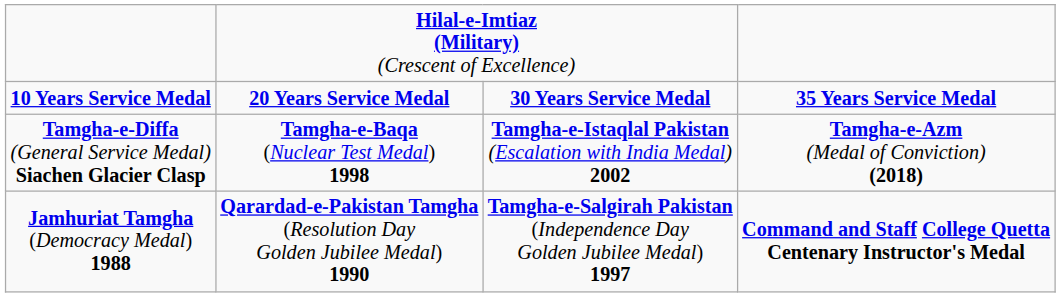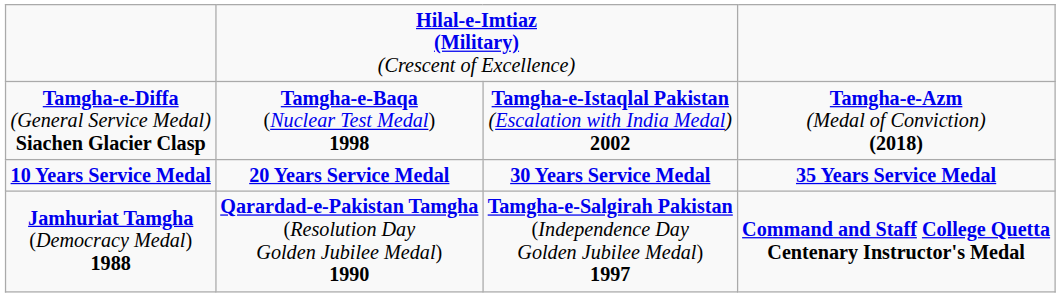rows swapped: (111, 152) <-> (111, 97)
